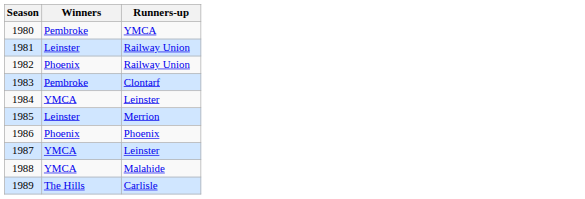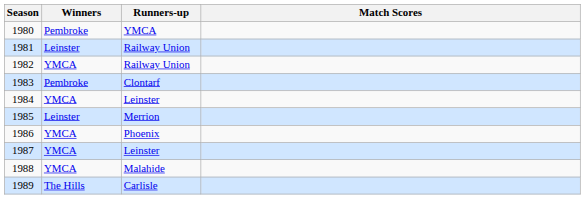+ column: (391, 13)
(62, 64) Phoenix -> (60, 64) YMCA
(62, 133) Phoenix -> (60, 133) YMCA
